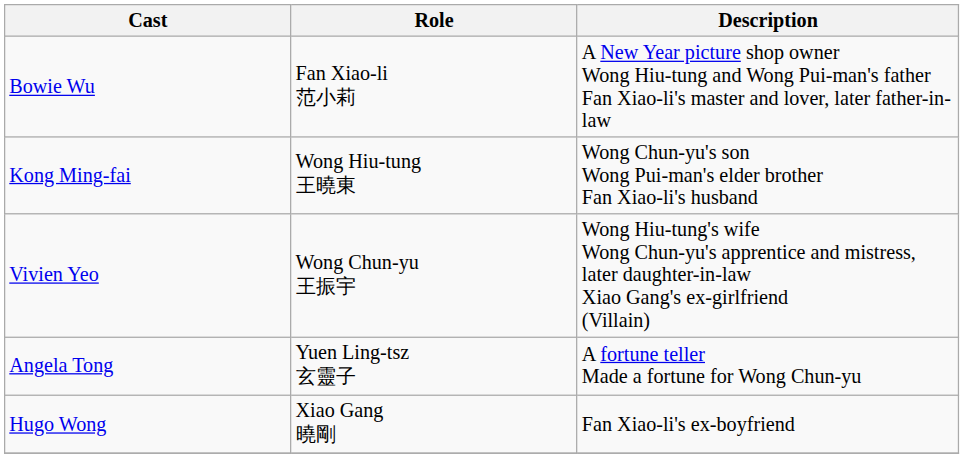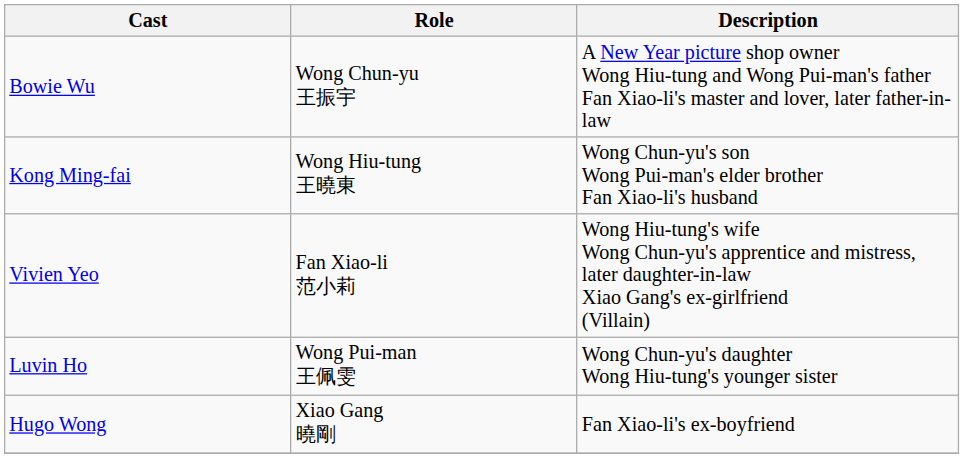(342, 85) Fan Xiao-li 范小莉 -> (357, 85) Wong Chun-yu 王振宇
(357, 273) Wong Chun-yu 王振宇 -> (342, 273) Fan Xiao-li 范小莉
+ row: (48, 365)
- row: (61, 365)
